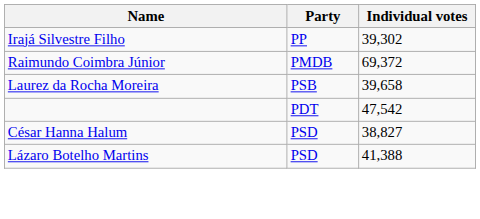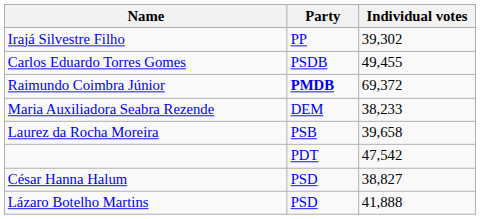+ row: (97, 62)
(312, 62) normal -> (312, 86) bold
+ row: (111, 109)
(382, 156) 41,388 -> (382, 202) 41,888
